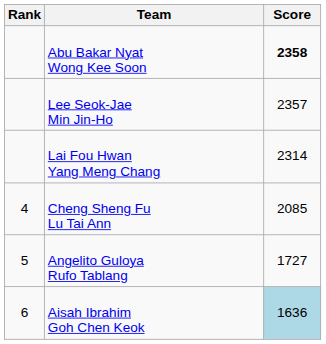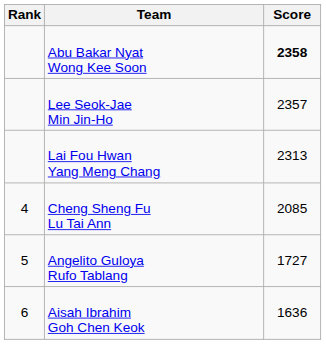(292, 156) 2314 -> (292, 156) 2313
(292, 312) lightblue background -> (292, 312) no background
